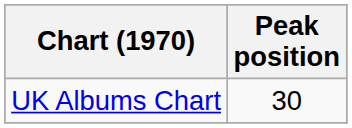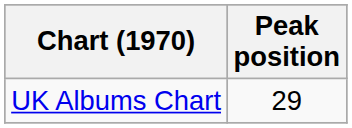(287, 100) 30 -> (287, 100) 29
